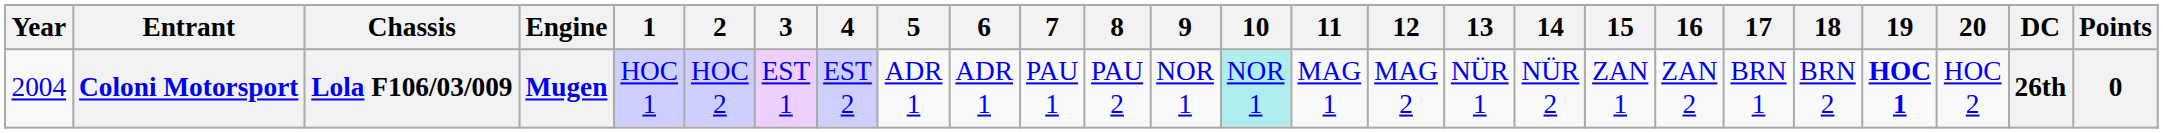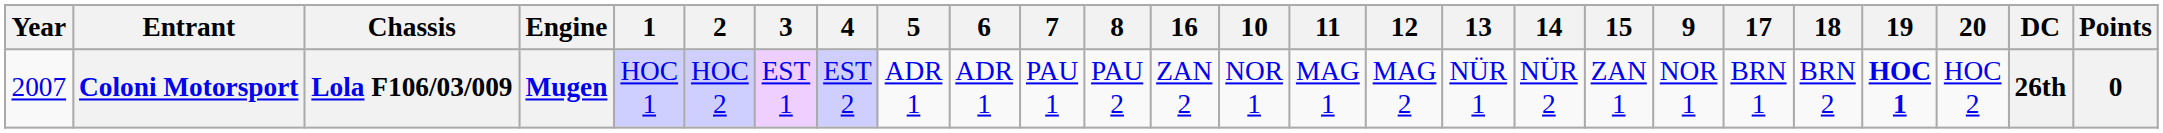columns swapped: (1185, 26) <-> (1689, 26)
(39, 87) 2004 -> (39, 87) 2007
(1256, 87) paleturquoise background -> (1254, 87) no background
